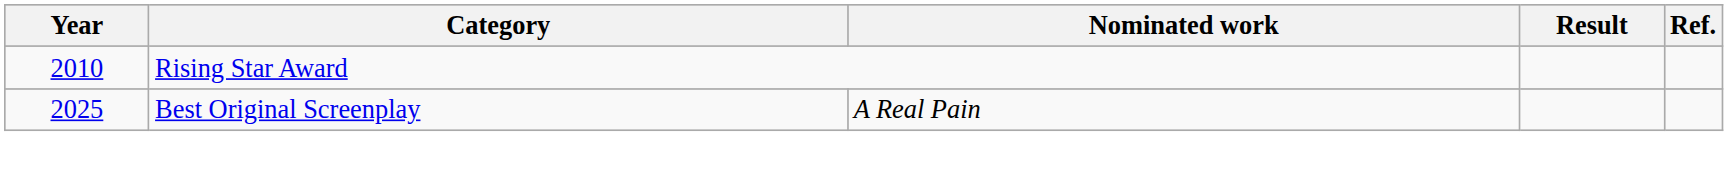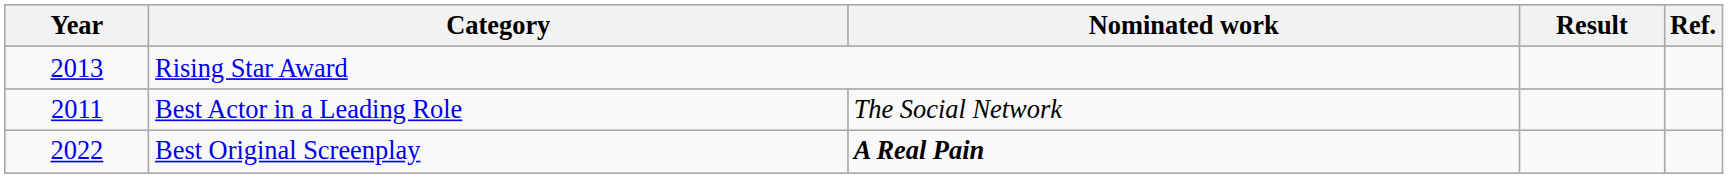(77, 67) 2010 -> (77, 67) 2013
+ row: (309, 109)
(77, 109) 2025 -> (77, 151) 2022
(917, 109) normal -> (919, 151) bold
